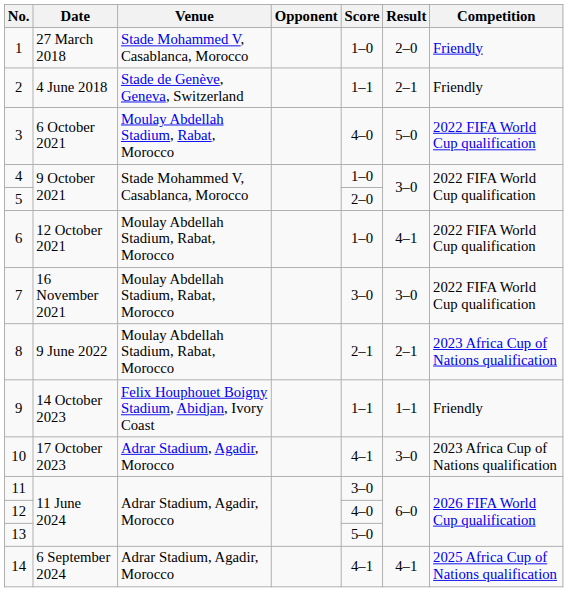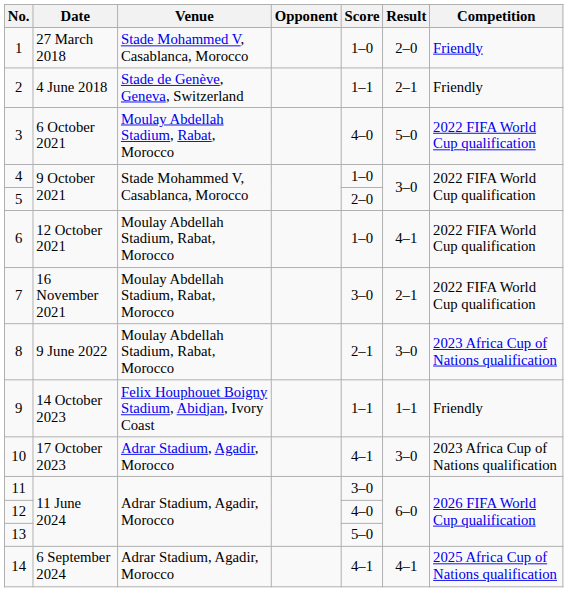(406, 295) 3–0 -> (406, 295) 2–1
(406, 351) 2–1 -> (406, 351) 3–0
